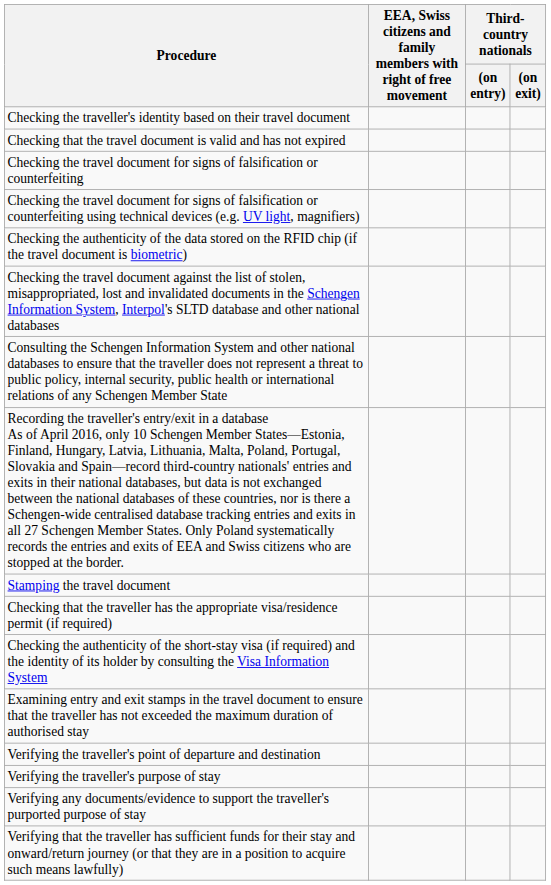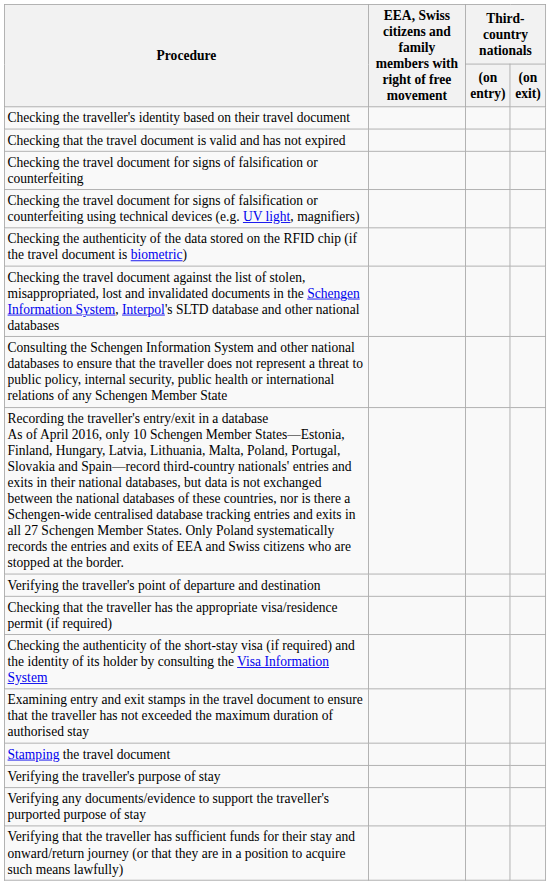rows swapped: (89, 585) <-> (164, 754)
